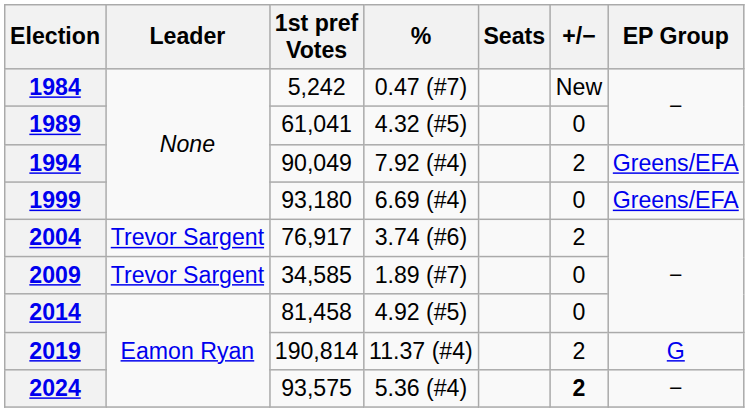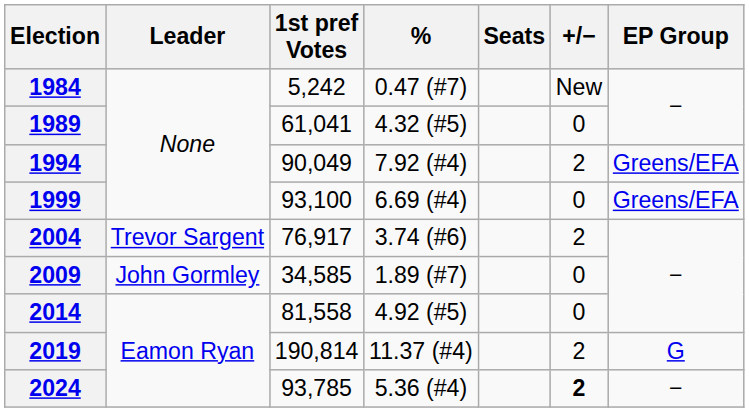(317, 199) 93,180 -> (317, 199) 93,100
(187, 274) Trevor Sargent -> (187, 274) John Gormley
(317, 312) 81,458 -> (317, 312) 81,558
(317, 387) 93,575 -> (317, 387) 93,785
